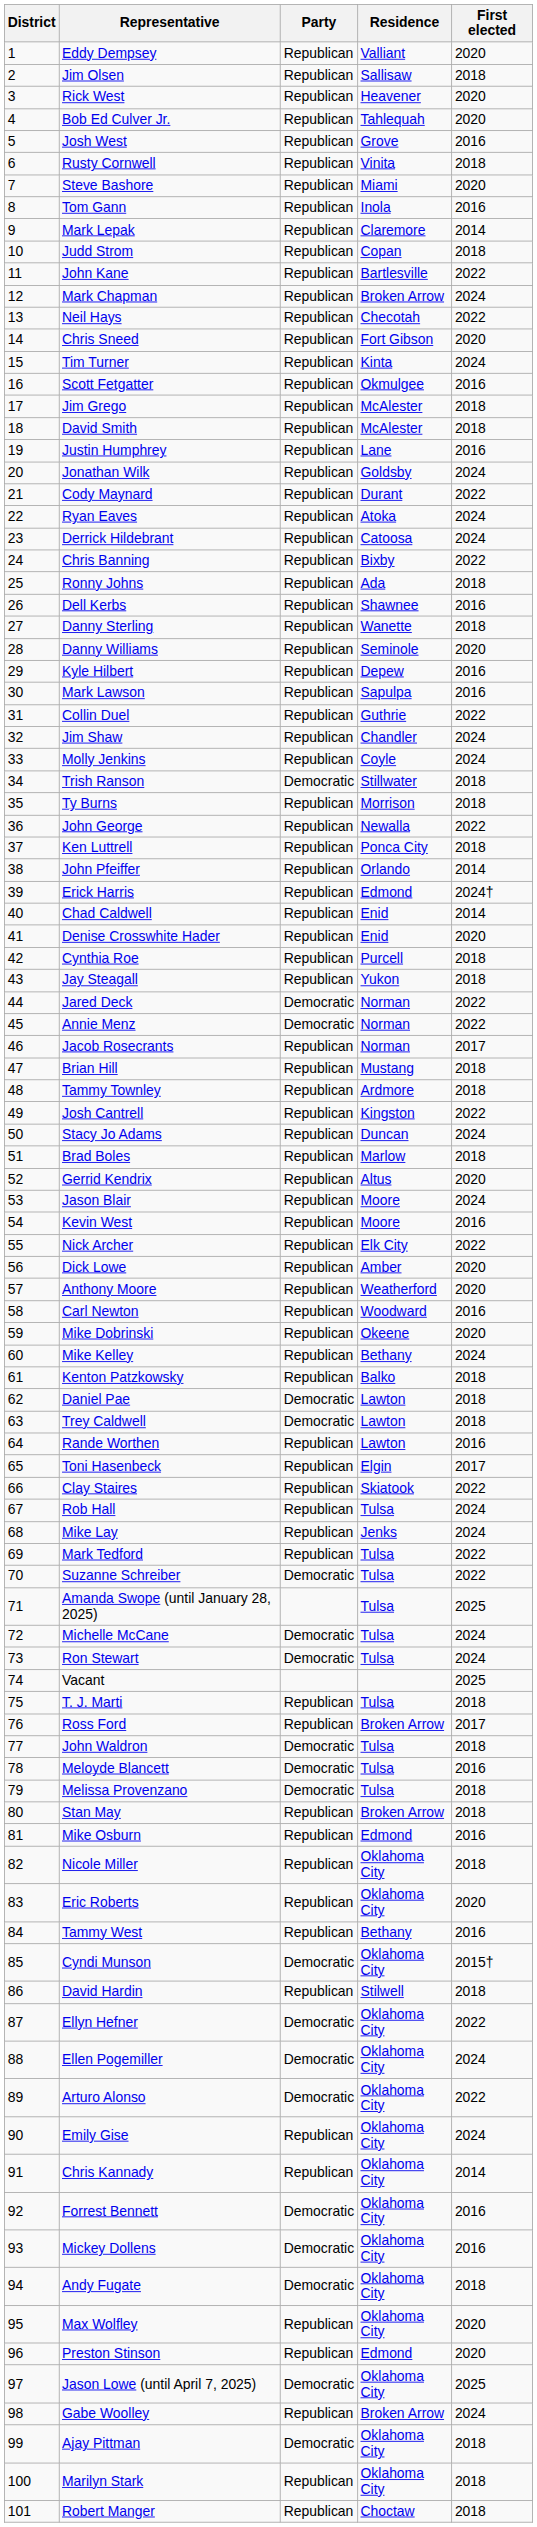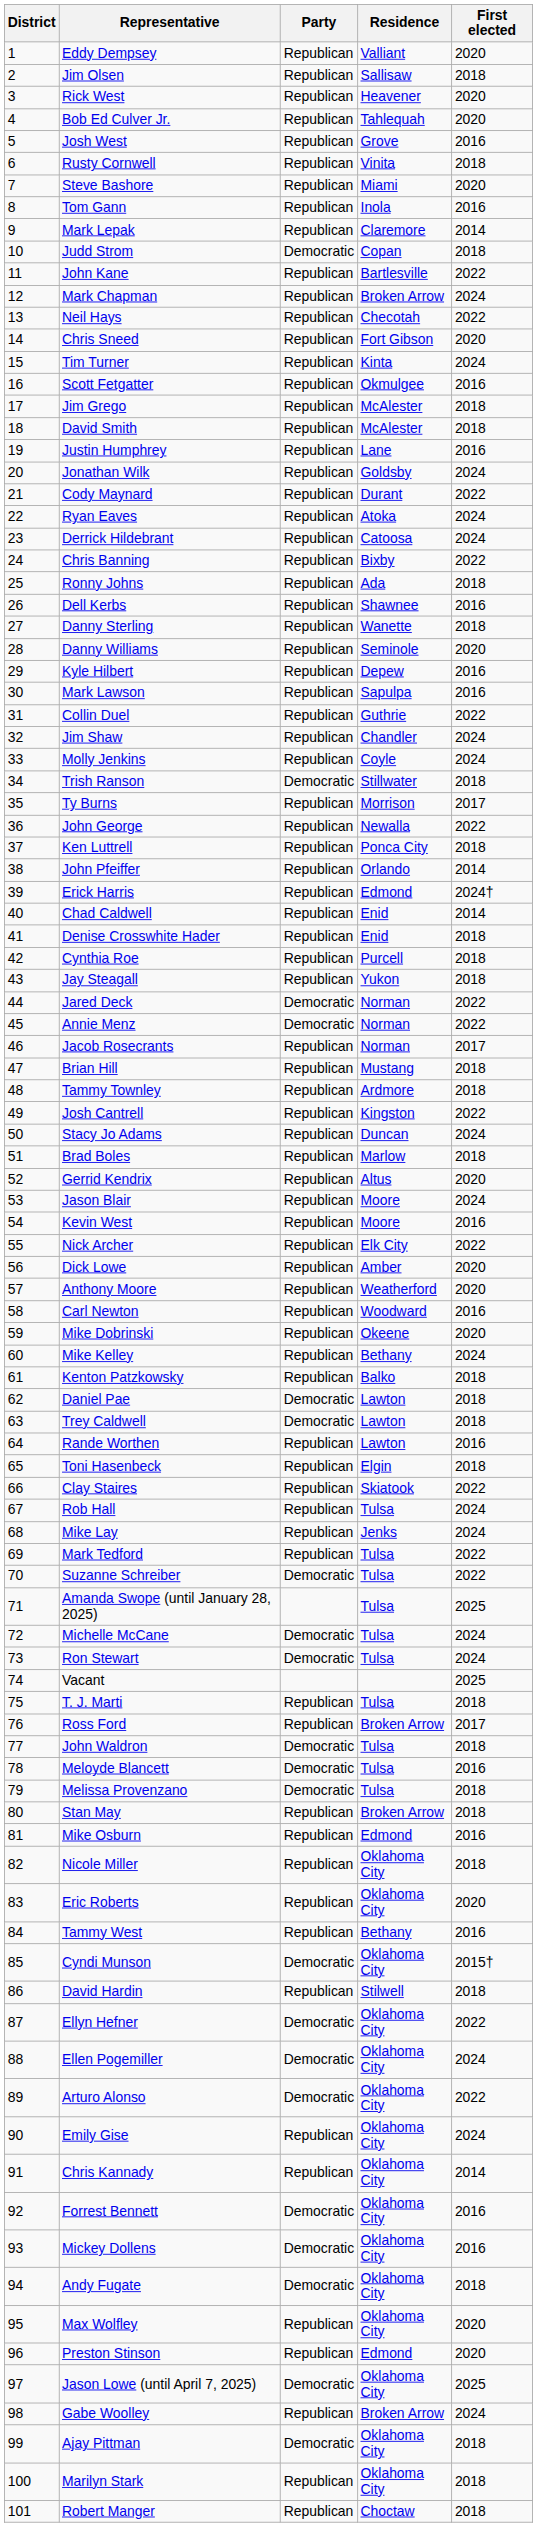(319, 251) Republican -> (319, 251) Democratic
(470, 803) 2018 -> (470, 803) 2017
(470, 936) 2020 -> (470, 936) 2018
(470, 1466) 2017 -> (470, 1466) 2018
